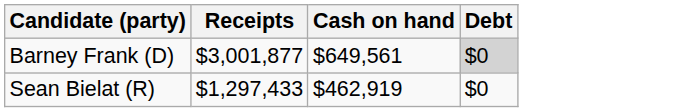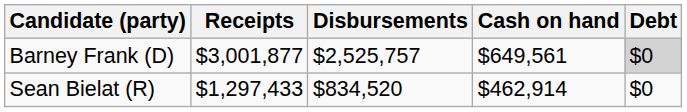+ column: (390, 21)
(358, 89) $462,919 -> (522, 89) $462,914
